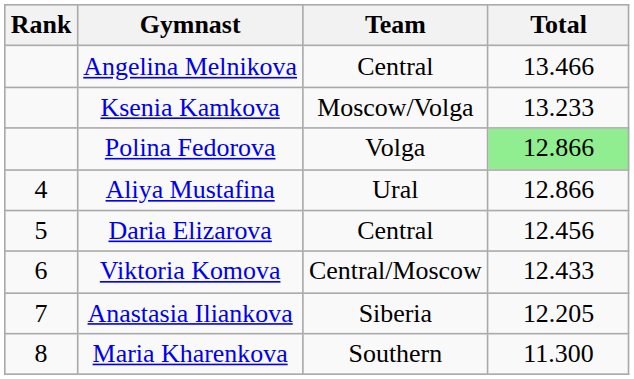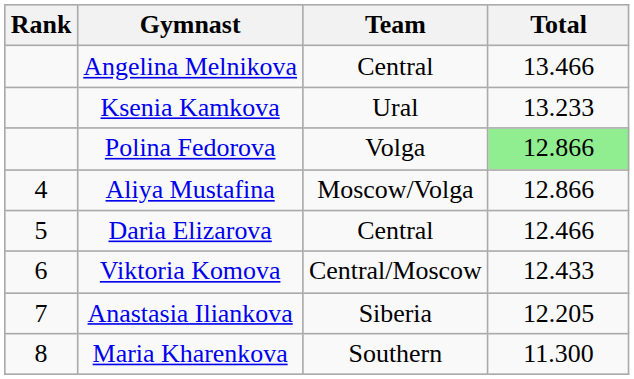(395, 107) Moscow/Volga -> (395, 107) Ural
(395, 189) Ural -> (395, 189) Moscow/Volga
(559, 230) 12.456 -> (559, 230) 12.466
